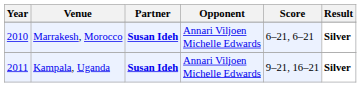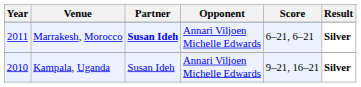(18, 37) 2010 -> (18, 37) 2011
(18, 67) 2011 -> (18, 67) 2010
(153, 67) bold -> (151, 67) normal
